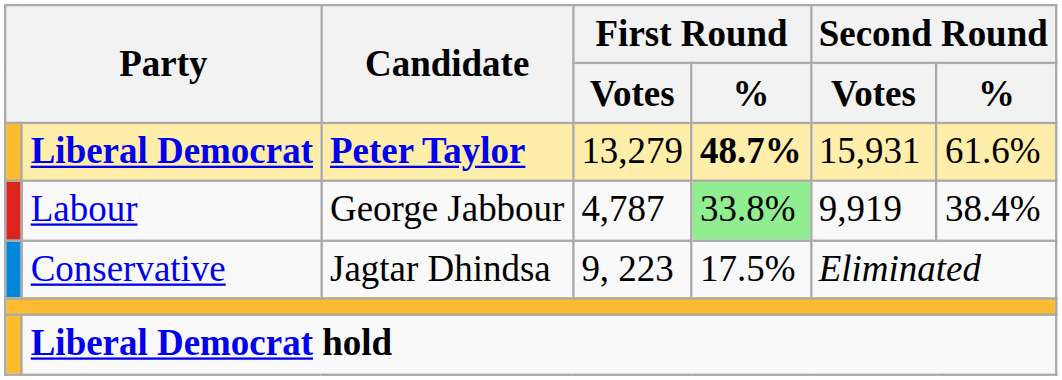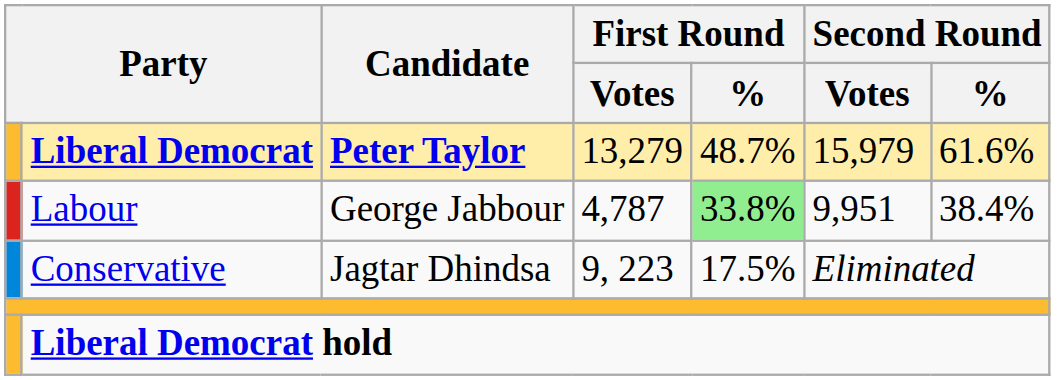(751, 151) bold -> (748, 151) normal
(870, 151) 15,931 -> (863, 151) 15,979
(860, 209) 9,919 -> (854, 209) 9,951
